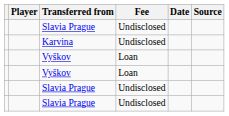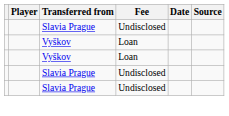- row: (57, 42)
